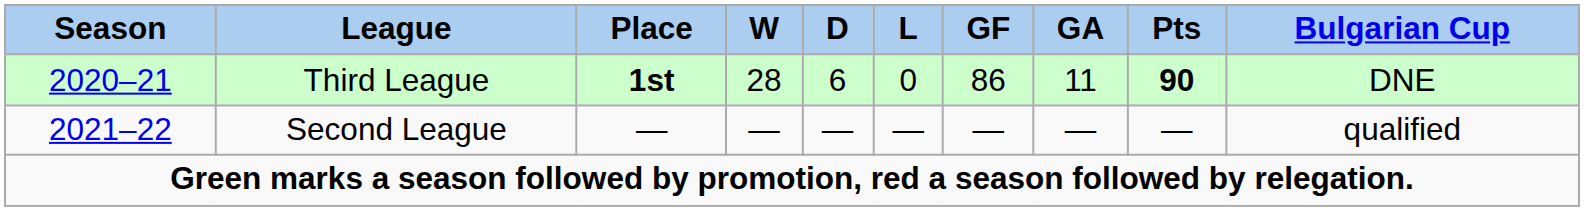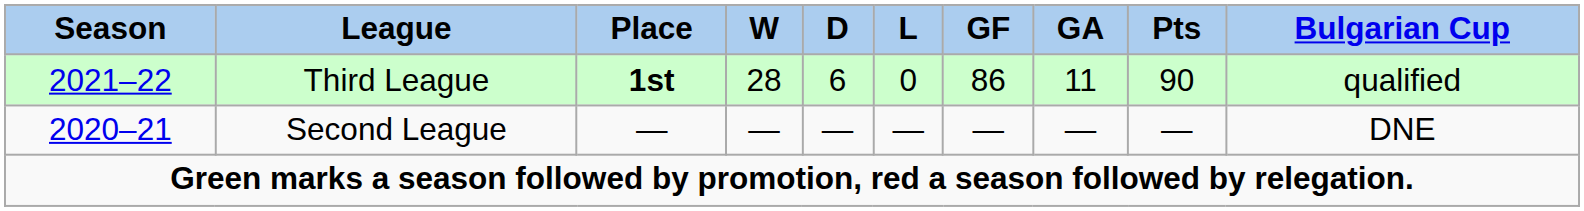(110, 79) 2020–21 -> (110, 79) 2021–22
(1177, 79) bold -> (1177, 79) normal
(1402, 79) DNE -> (1402, 79) qualified
(110, 129) 2021–22 -> (110, 129) 2020–21
(1402, 129) qualified -> (1402, 129) DNE
